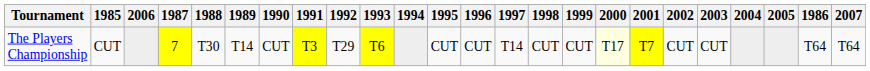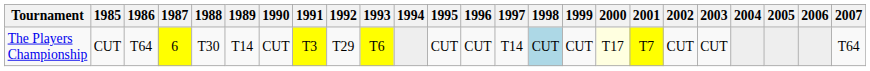columns swapped: (815, 15) <-> (141, 15)
(175, 46) 7 -> (175, 46) 6
(545, 46) no background -> (545, 46) lightblue background
